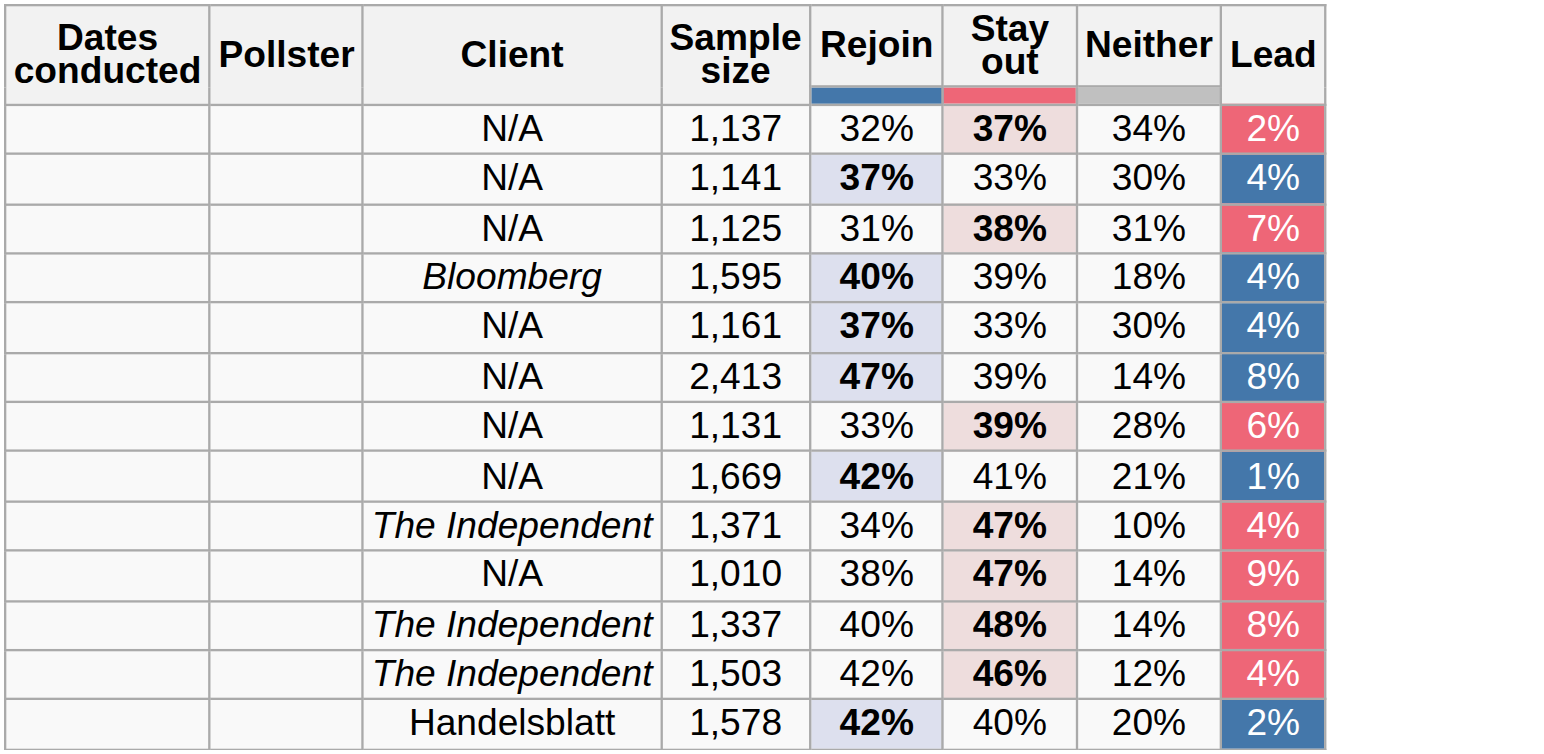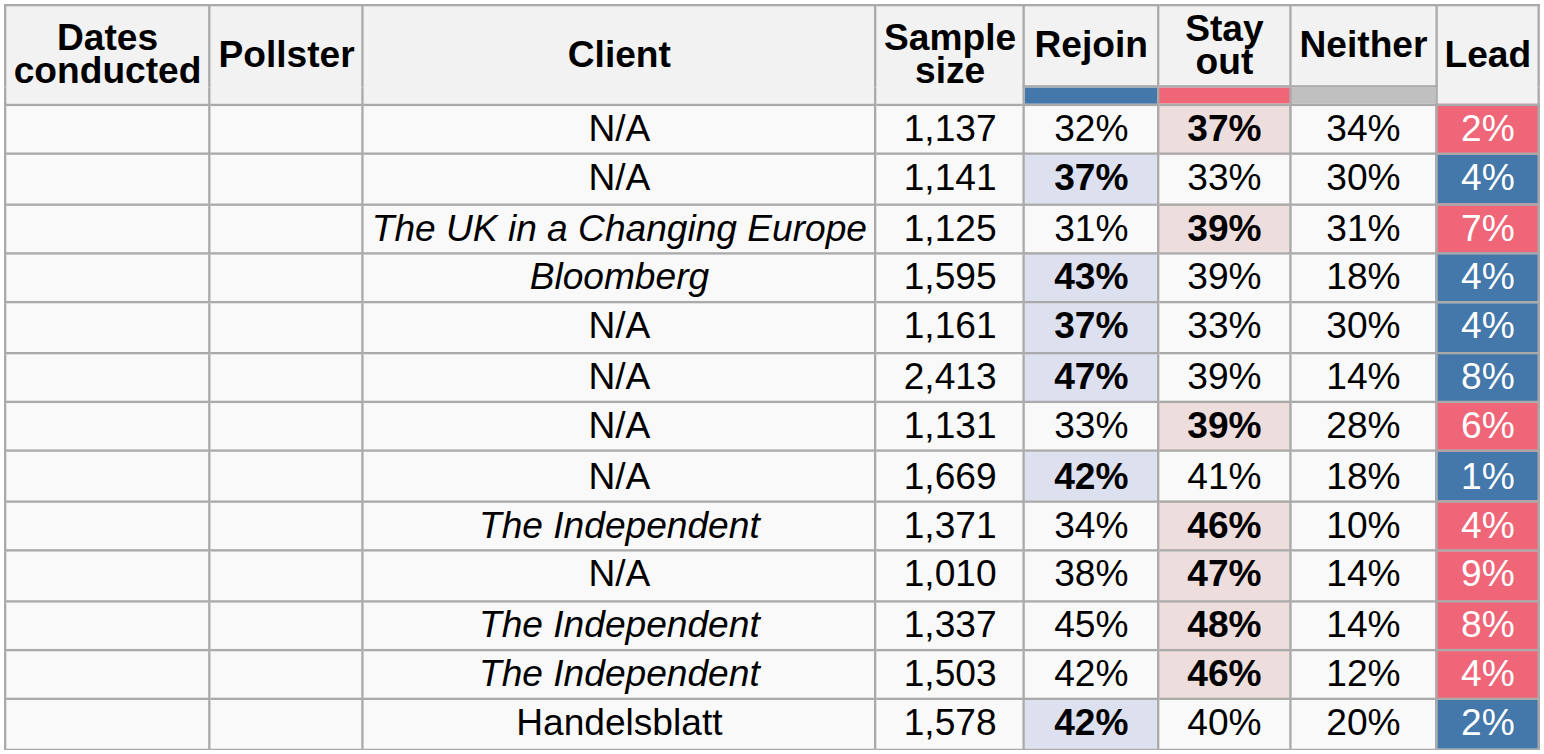(512, 227) N/A -> (619, 227) The UK in a Changing Europe
(1010, 227) 38% -> (1224, 227) 39%
(877, 277) 40% -> (1091, 277) 43%
(1149, 475) 21% -> (1363, 475) 18%
(1010, 525) 47% -> (1224, 525) 46%
(877, 624) 40% -> (1091, 624) 45%
